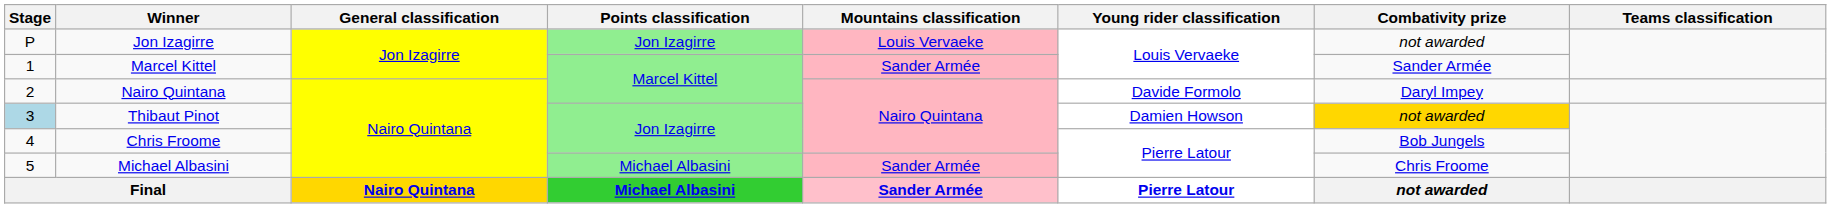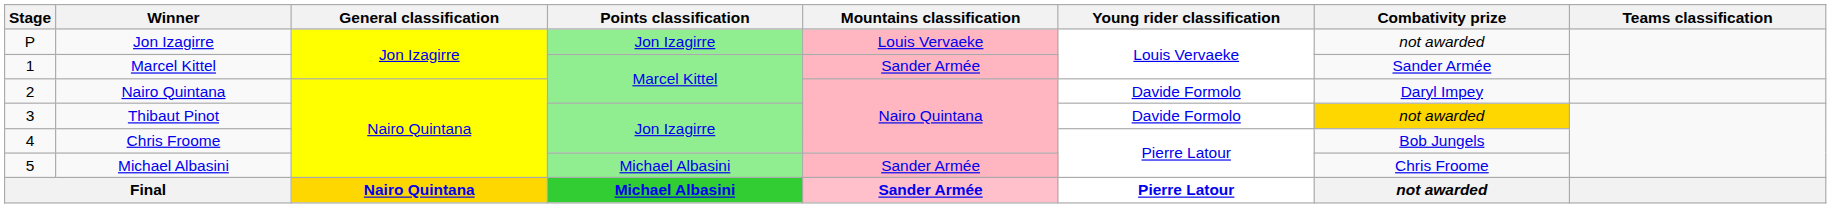(30, 116) lightblue background -> (30, 116) no background
(1186, 116) Damien Howson -> (1186, 116) Davide Formolo
